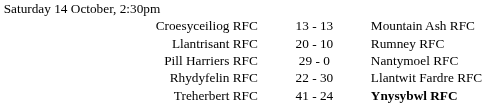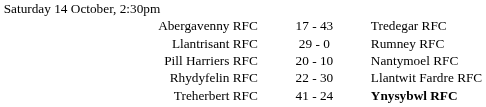+ row: (208, 26)
- row: (207, 26)
(314, 43) 20 - 10 -> (314, 43) 29 - 0
(314, 60) 29 - 0 -> (314, 60) 20 - 10
